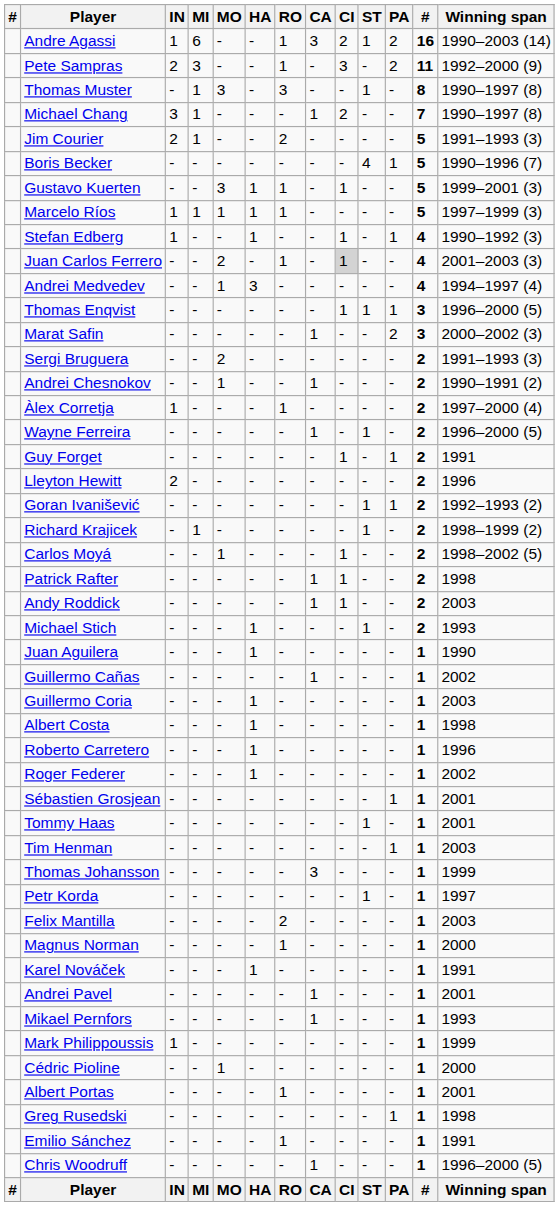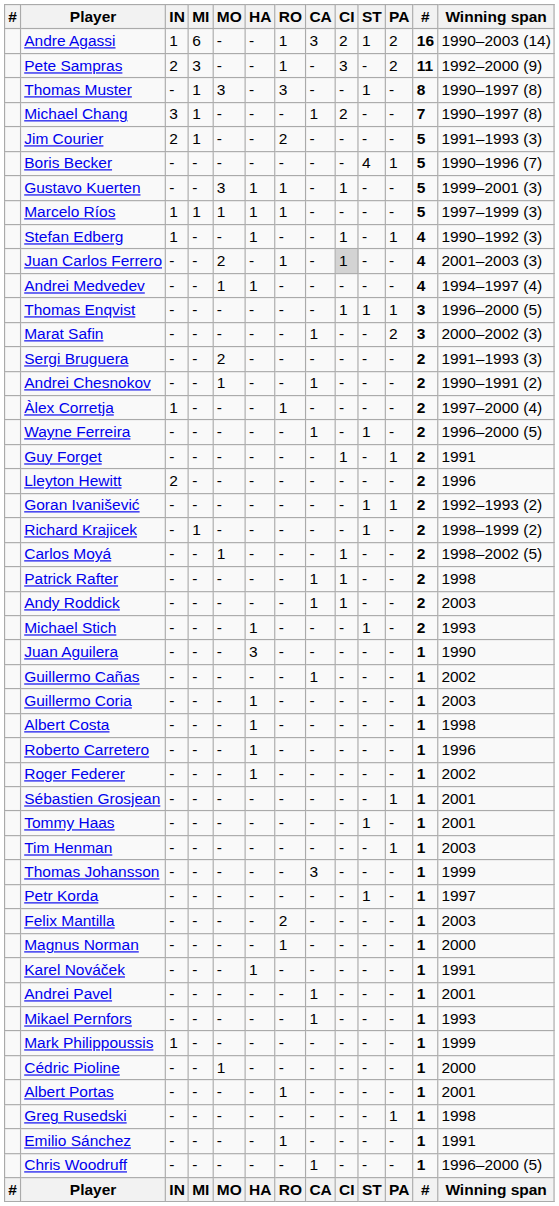(253, 285) 3 -> (253, 285) 1
(253, 652) 1 -> (253, 652) 3
